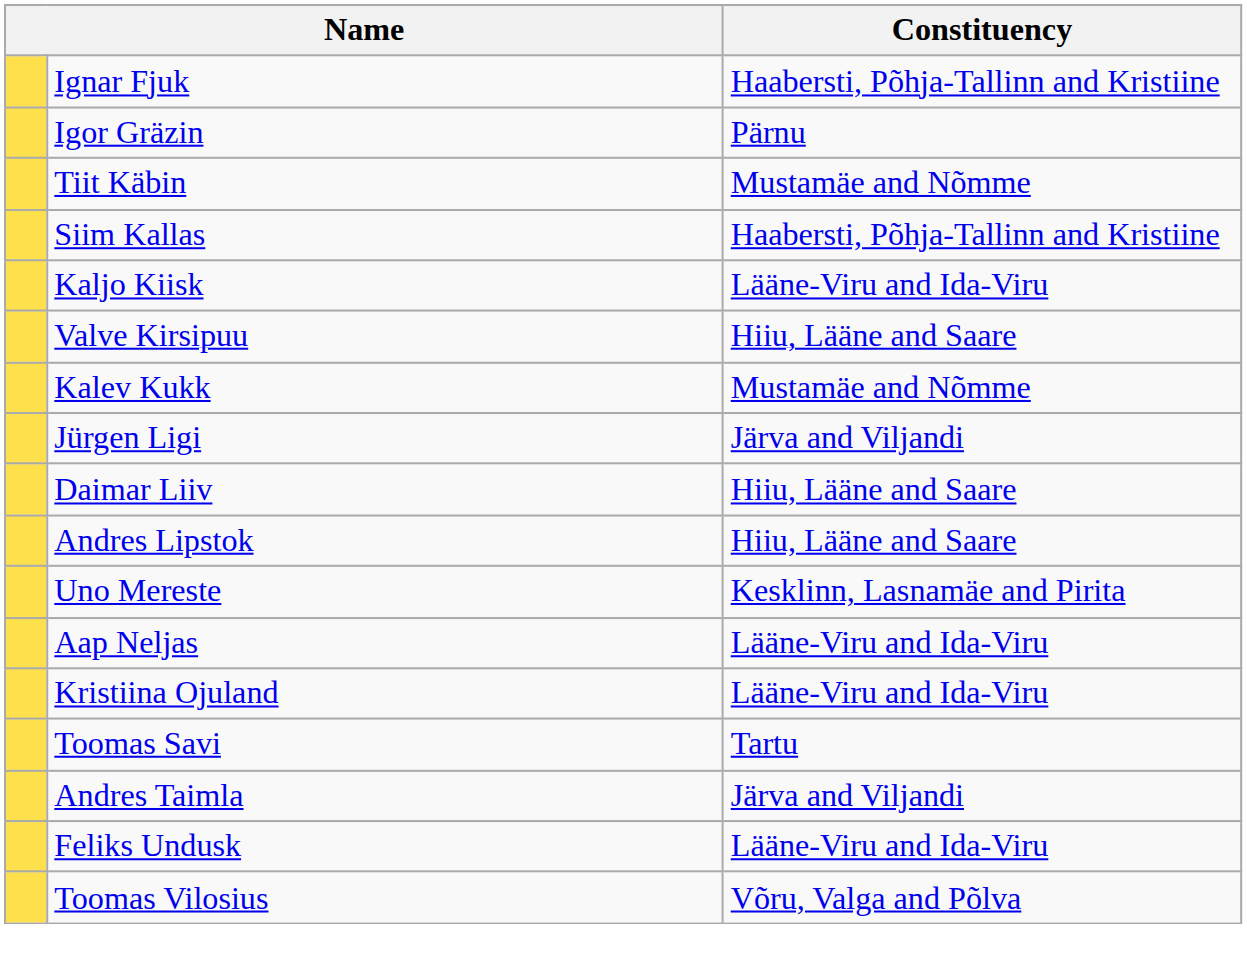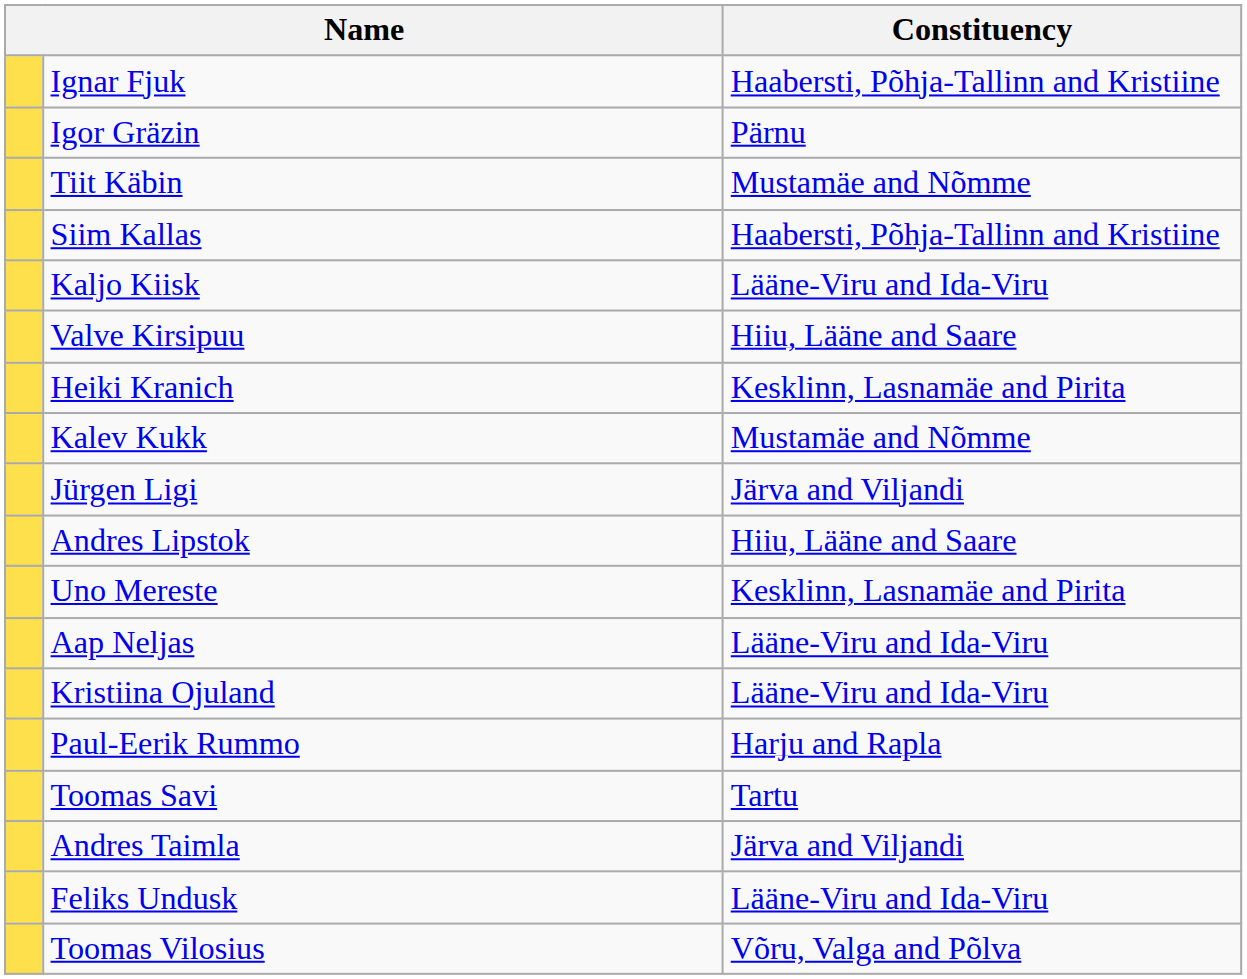+ row: (142, 387)
- row: (133, 489)
+ row: (175, 744)
